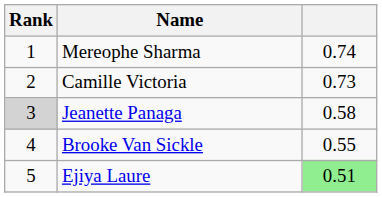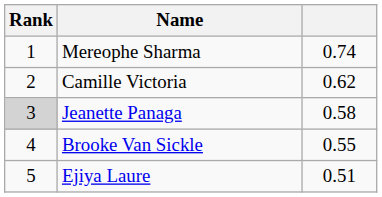(339, 82) 0.73 -> (339, 82) 0.62
(339, 176) lightgreen background -> (339, 176) no background
